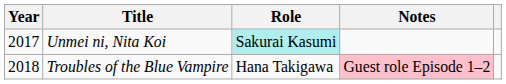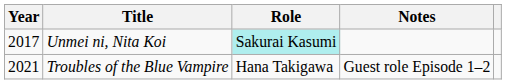(24, 66) 2018 -> (24, 66) 2021
(417, 66) pink background -> (417, 66) no background
